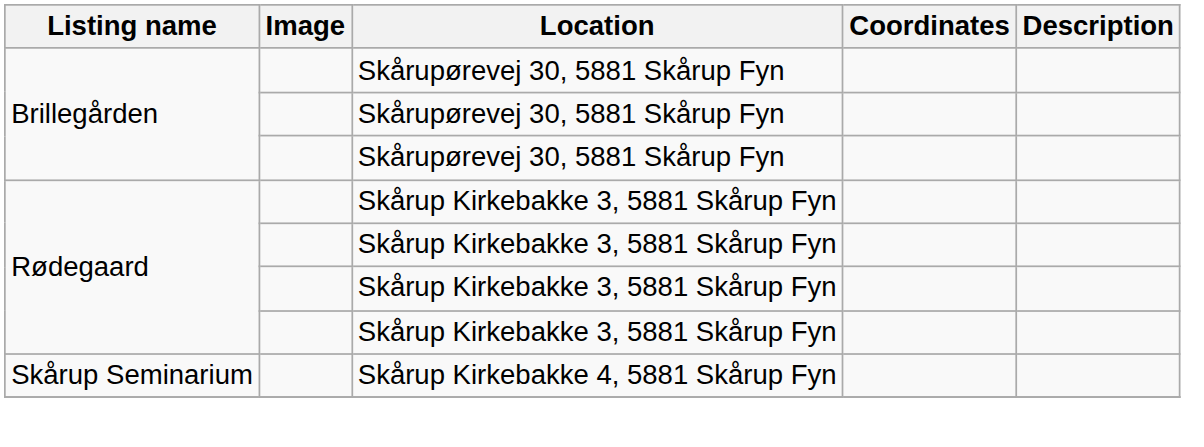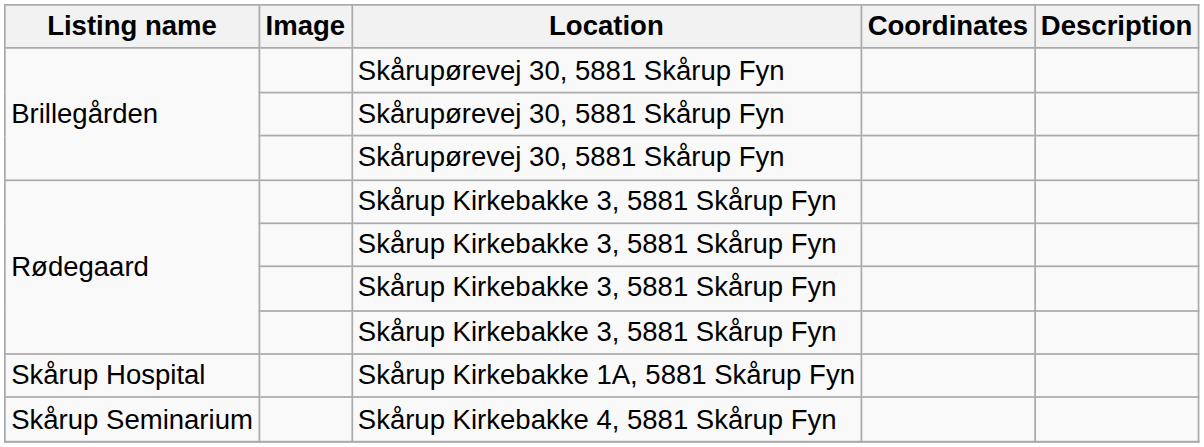+ row: (108, 375)
